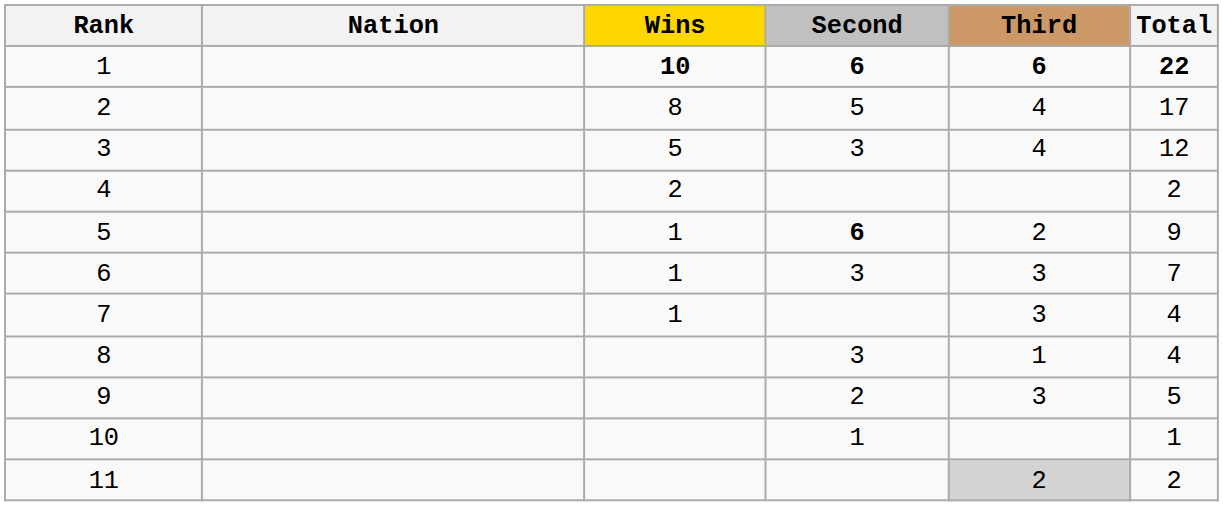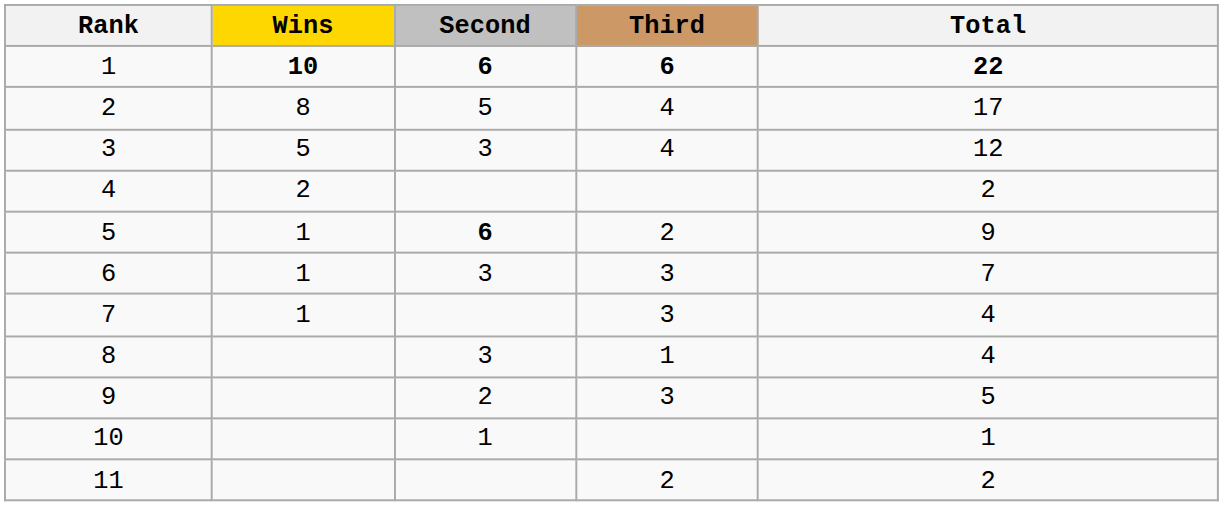- column: (393, 26)
(1039, 480) lightgrey background -> (667, 480) no background
